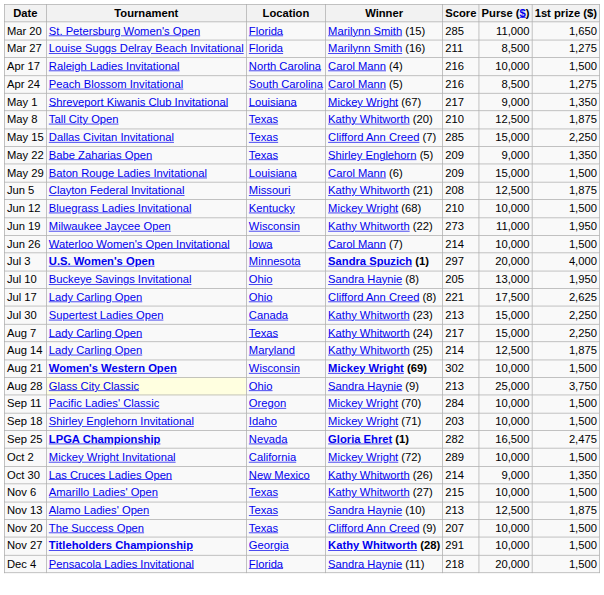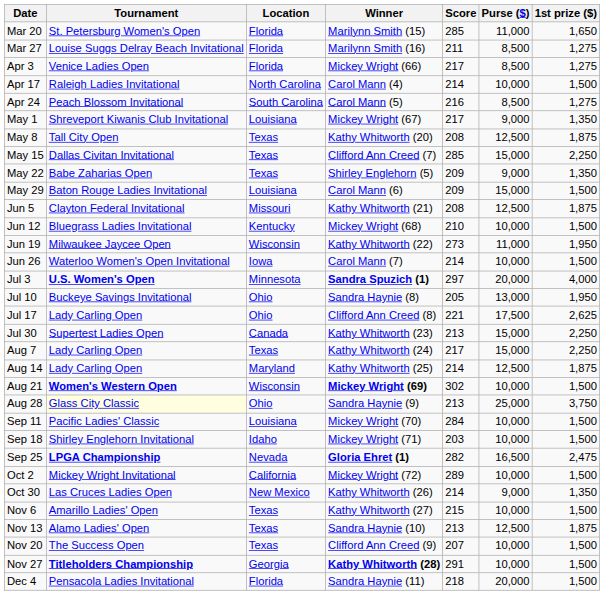+ row: (20, 66)
(455, 66) 216 -> (455, 84) 214
(455, 119) 210 -> (455, 137) 208
(268, 404) Oregon -> (273, 421) Louisiana
